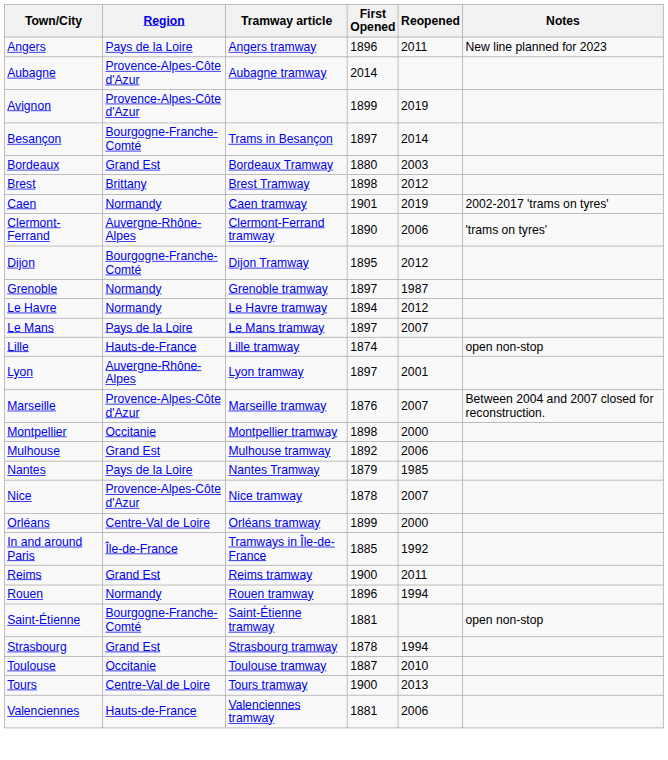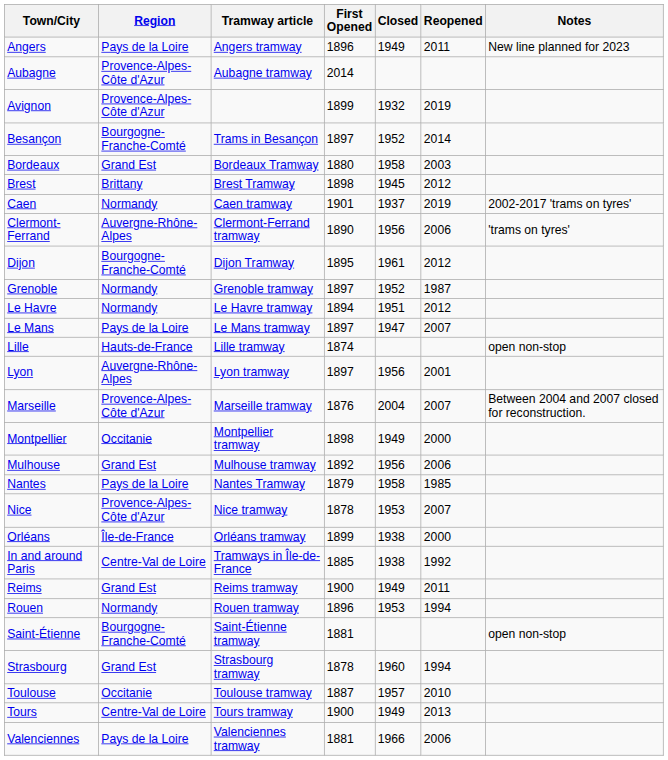+ column: (398, 20)
(158, 522) Centre-Val de Loire -> (137, 536) Île-de-France
(142, 549) Île-de-France -> (154, 562) Centre-Val de Loire
(151, 711) Hauts-de-France -> (145, 738) Pays de la Loire
